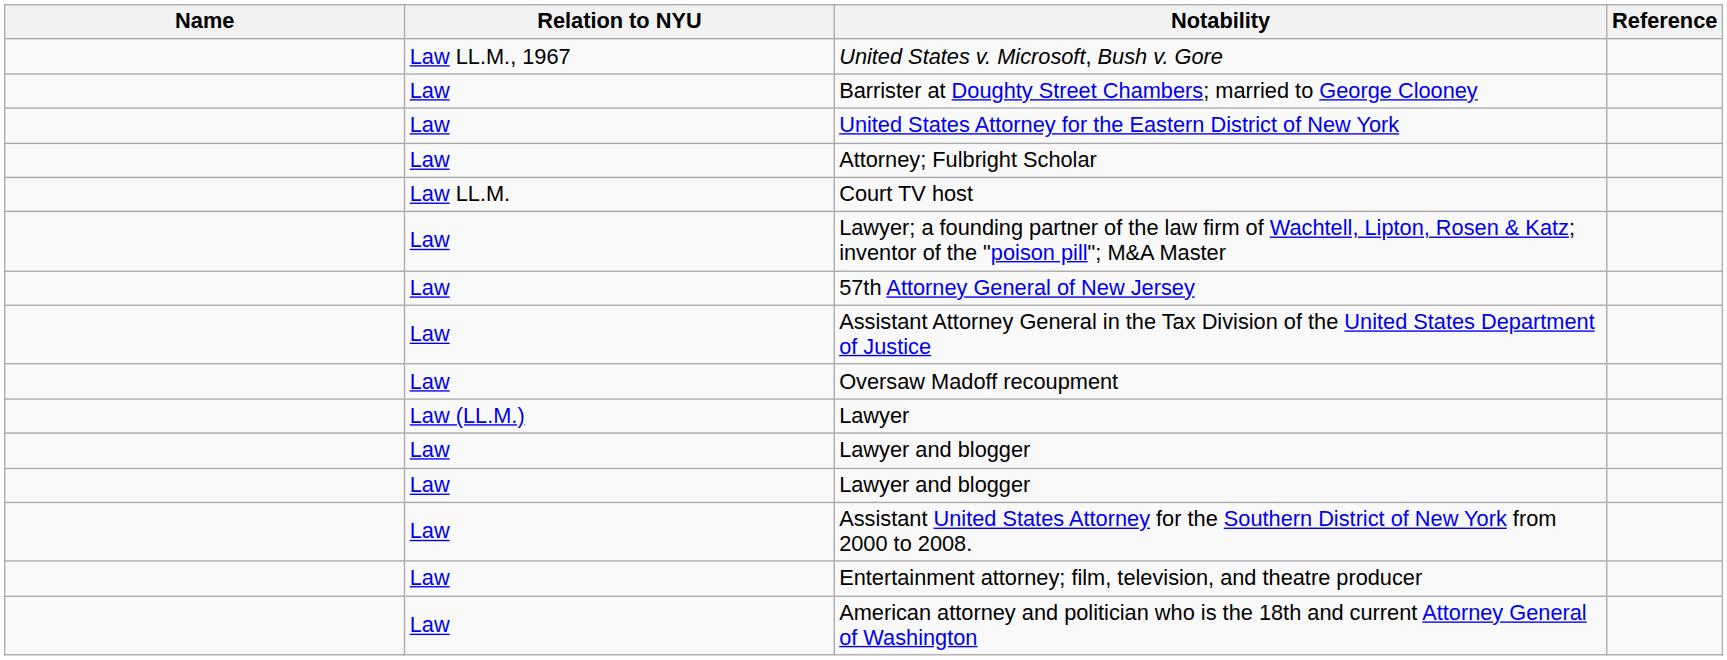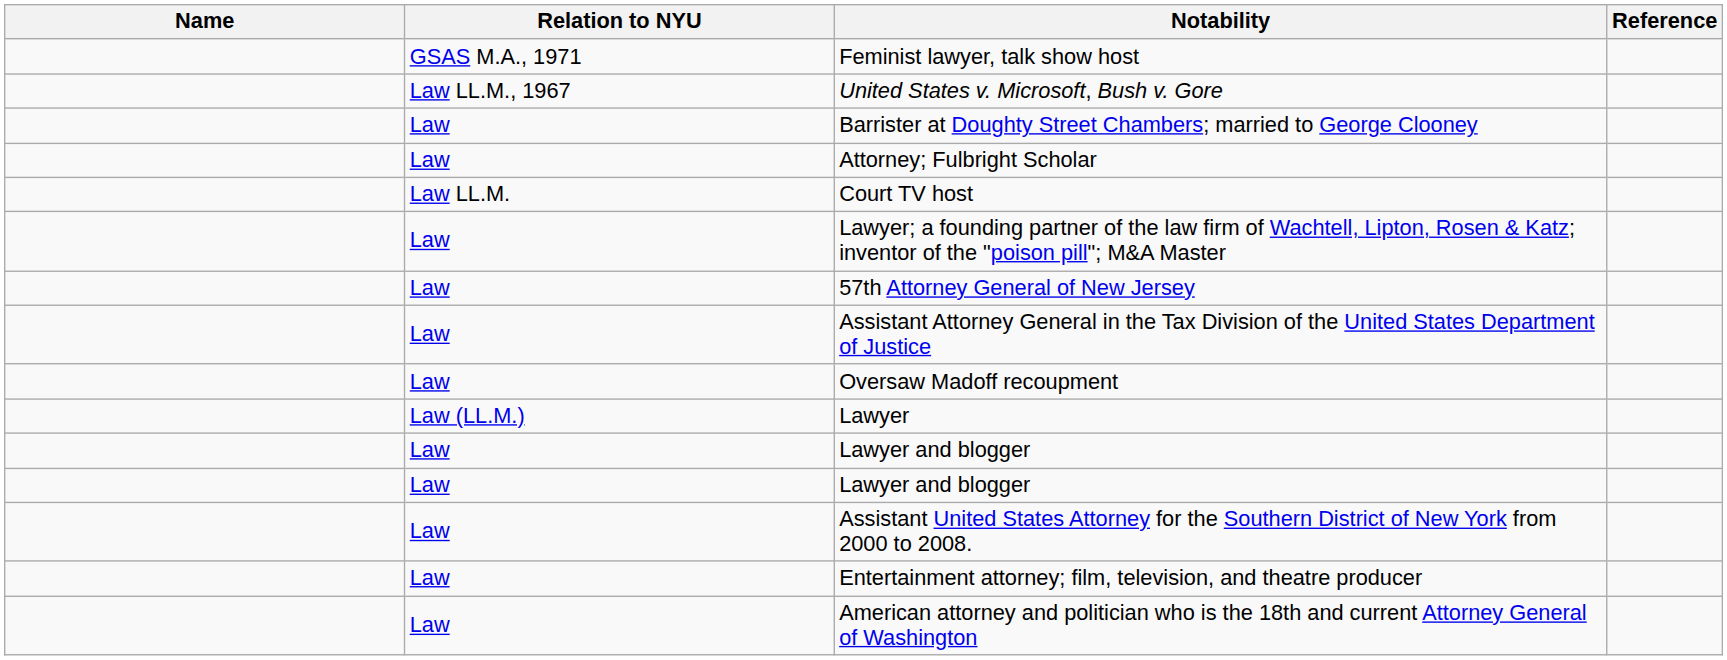+ row: (496, 56)
- row: (430, 125)
